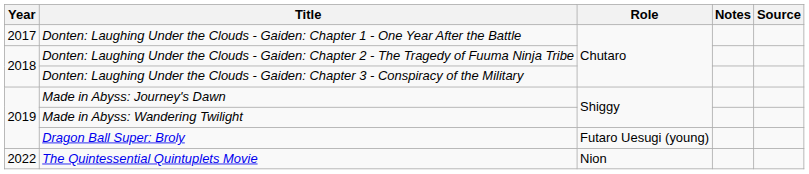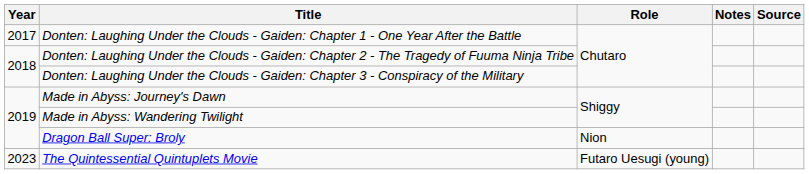(645, 138) Futaro Uesugi (young) -> (593, 138) Nion
(22, 158) 2022 -> (22, 158) 2023
(593, 158) Nion -> (645, 158) Futaro Uesugi (young)
